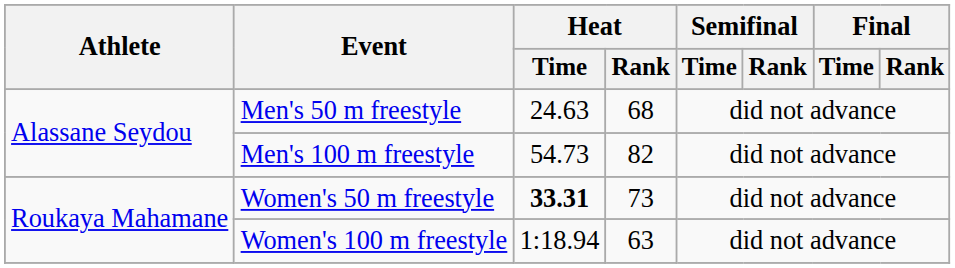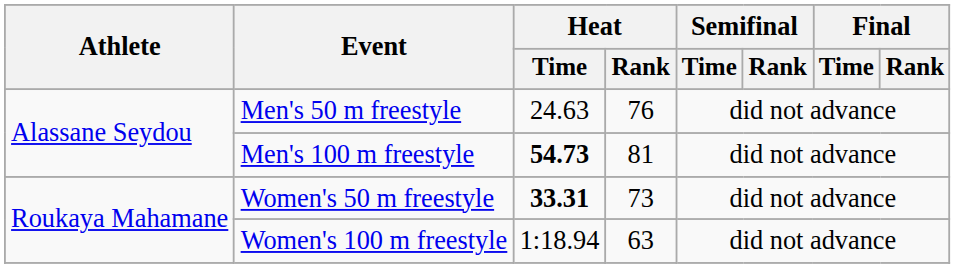(641, 111) 68 -> (641, 111) 76
(560, 154) normal -> (560, 154) bold
(641, 154) 82 -> (641, 154) 81
